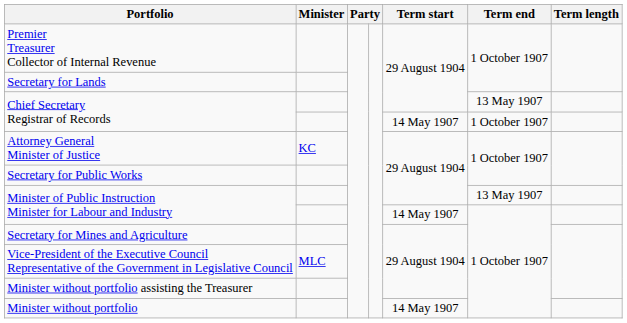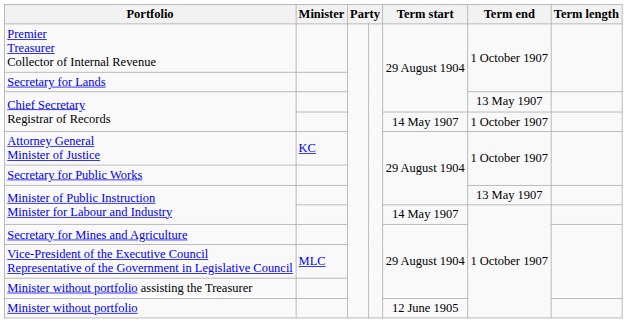(425, 308) 14 May 1907 -> (425, 308) 12 June 1905
